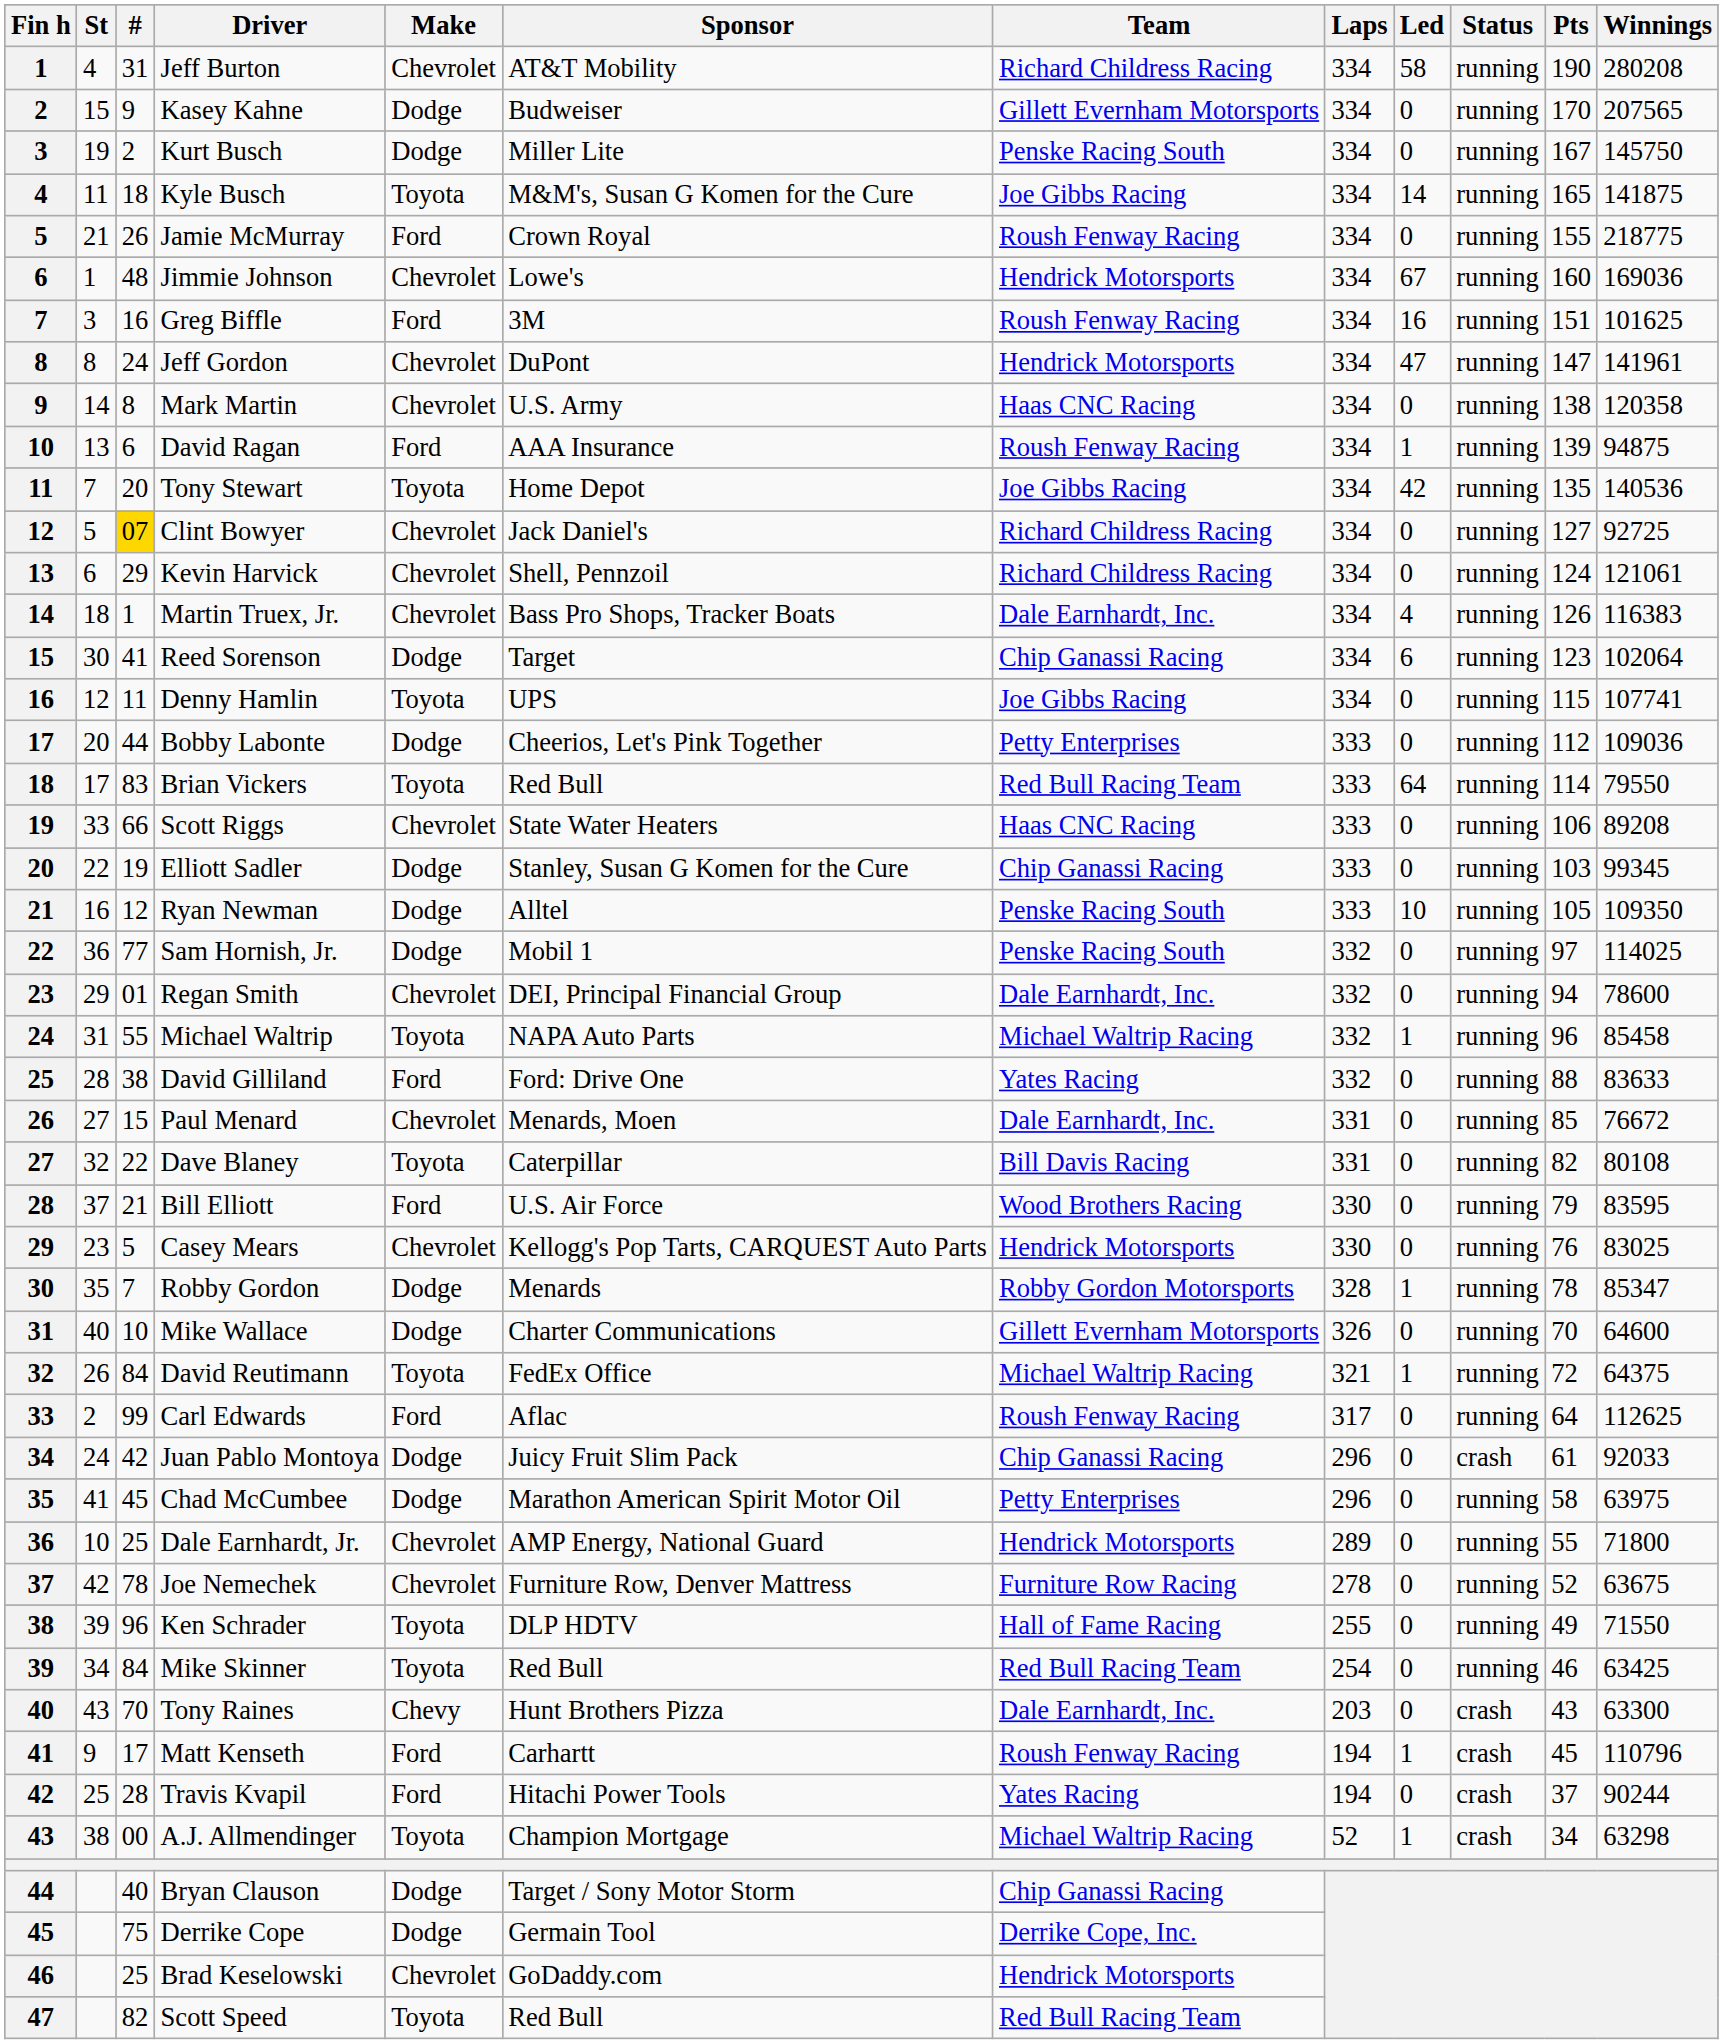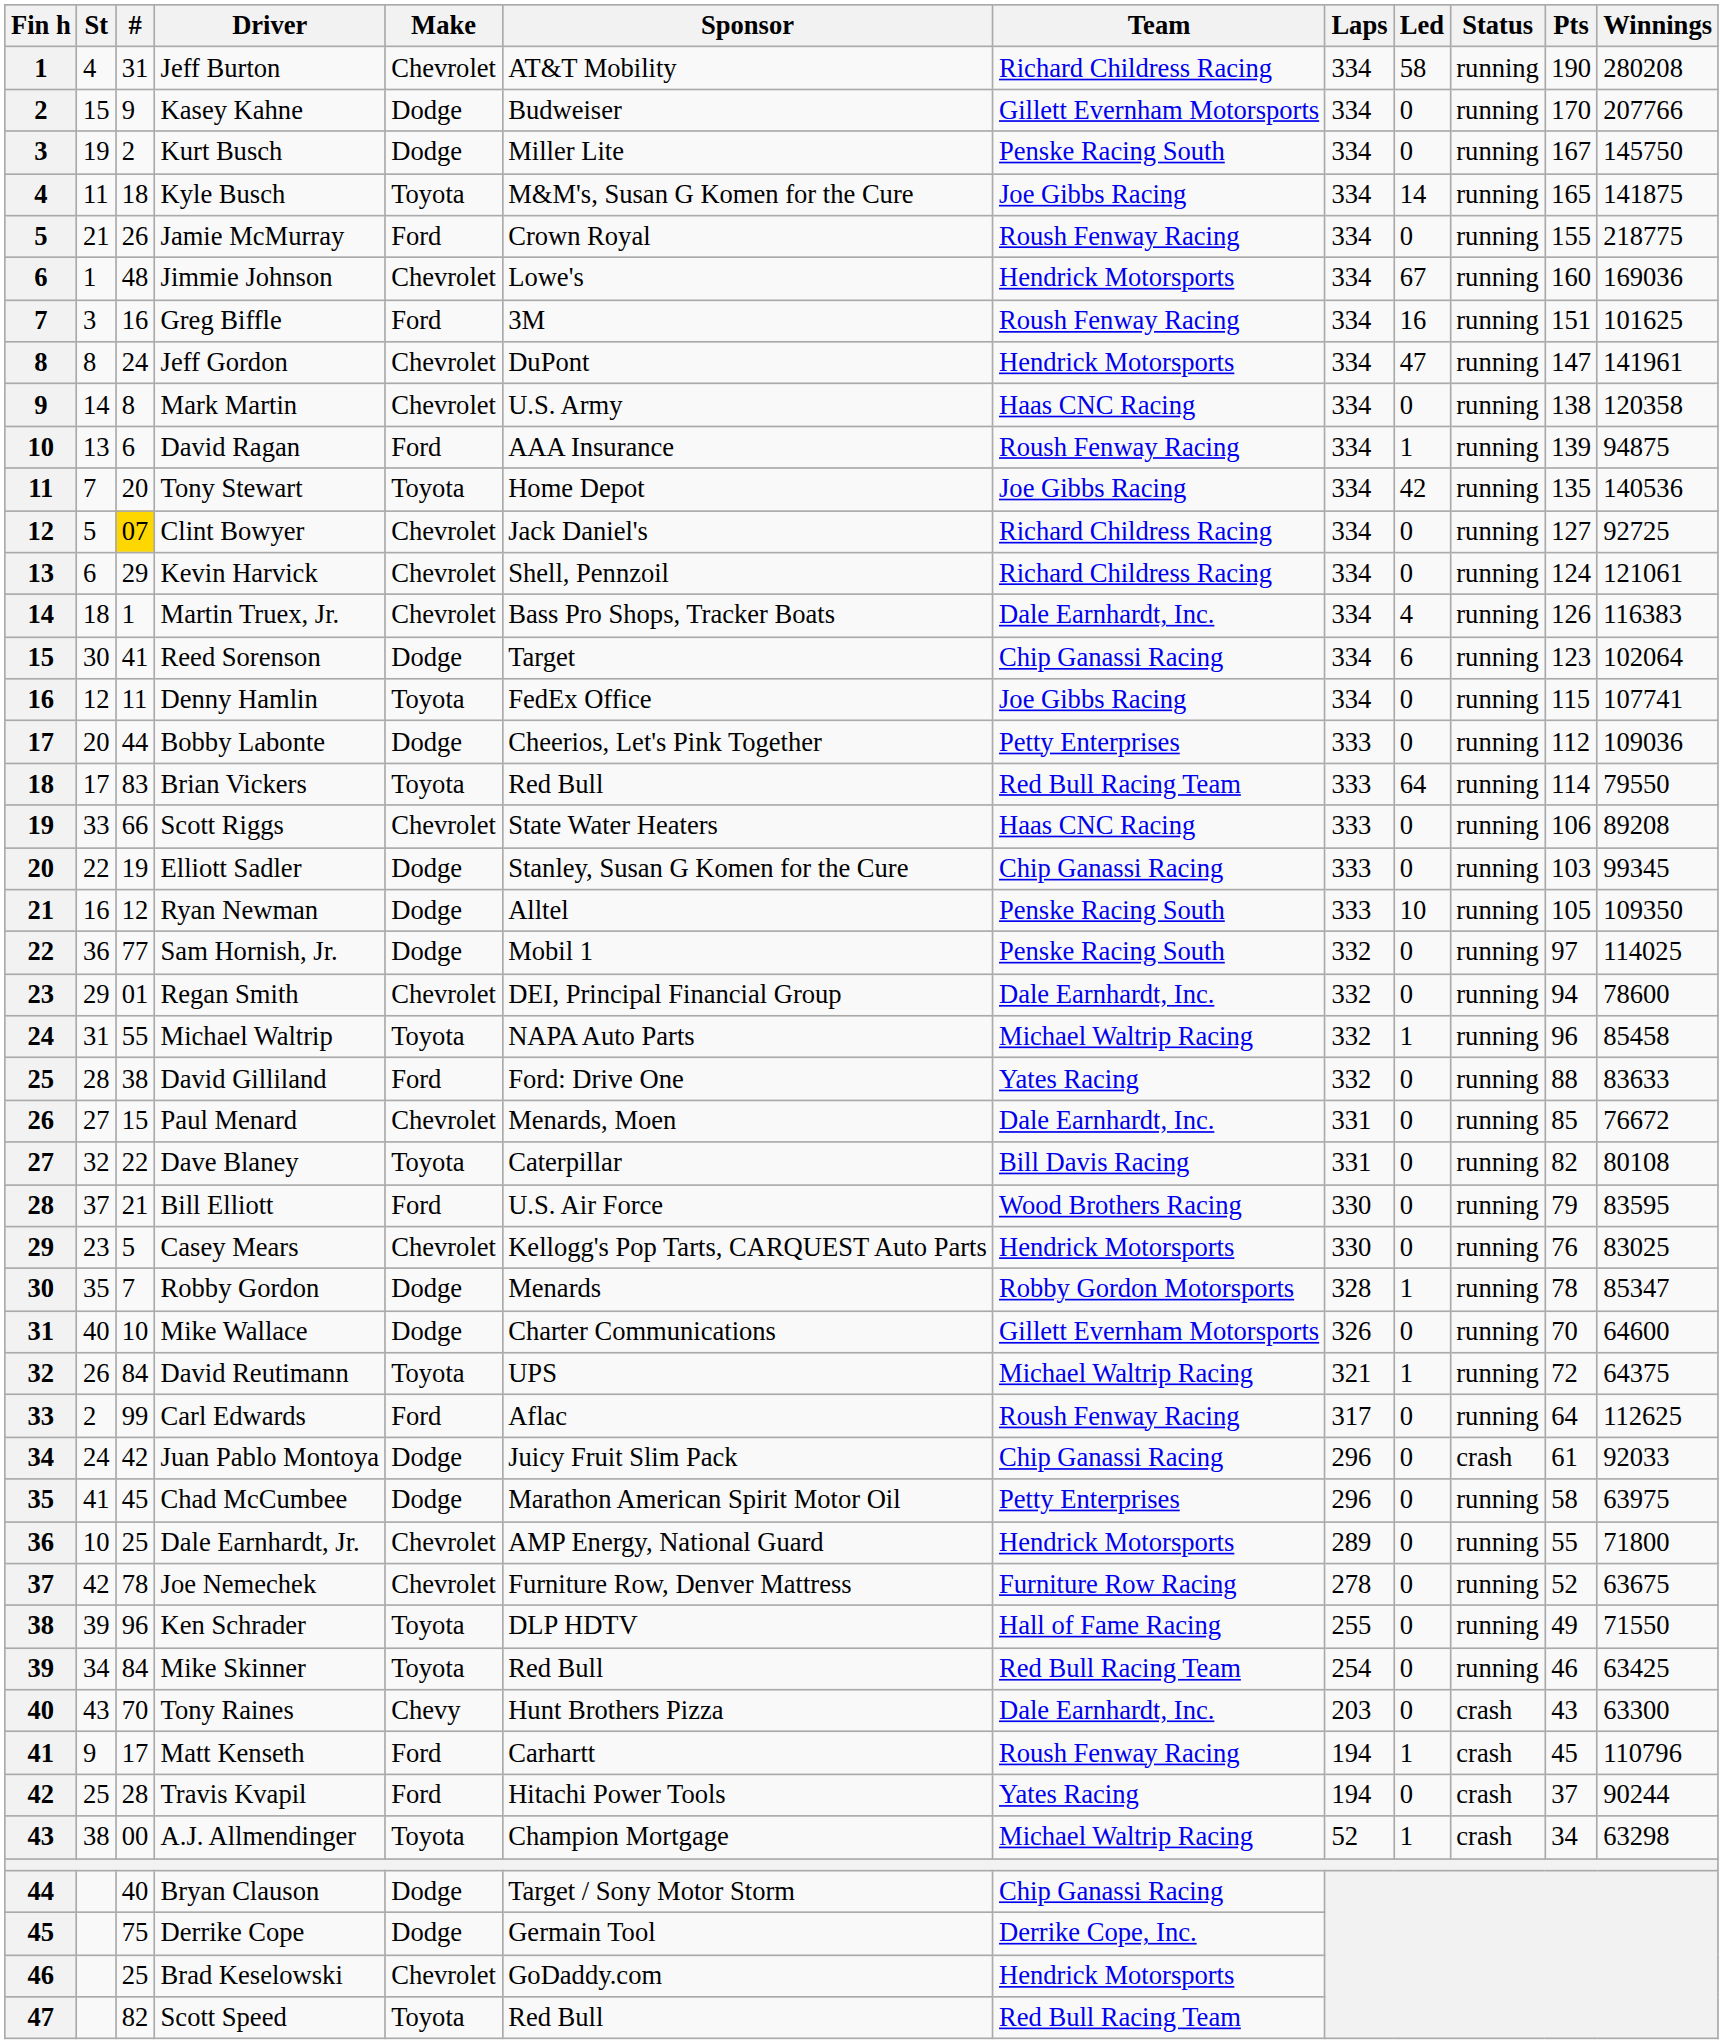(1643, 109) 207565 -> (1643, 109) 207766
(533, 699) UPS -> (580, 699) FedEx Office
(580, 1373) FedEx Office -> (533, 1373) UPS
